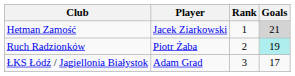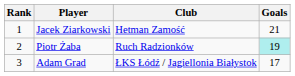columns swapped: (244, 12) <-> (77, 12)
(275, 29) lightgrey background -> (275, 29) no background
